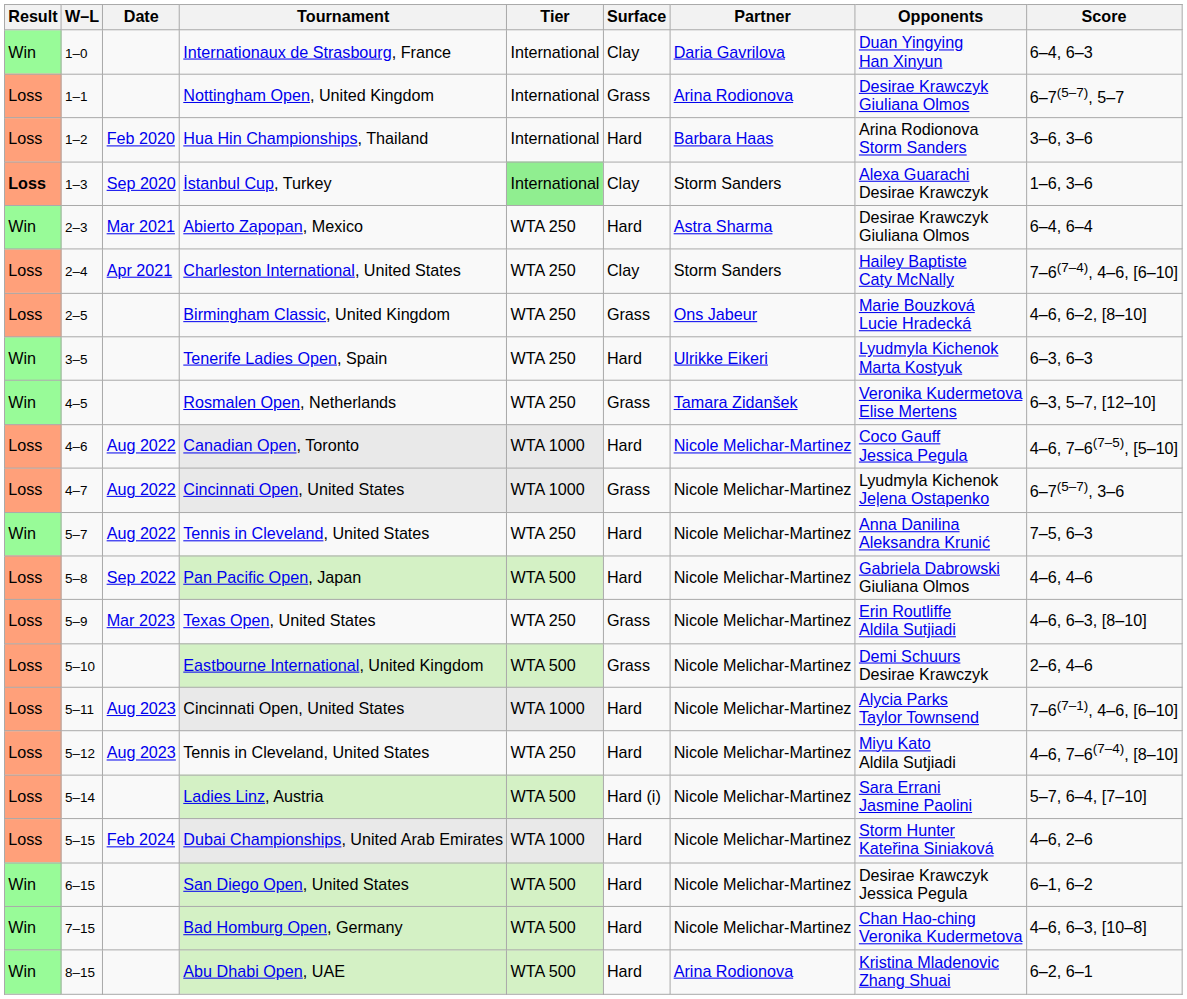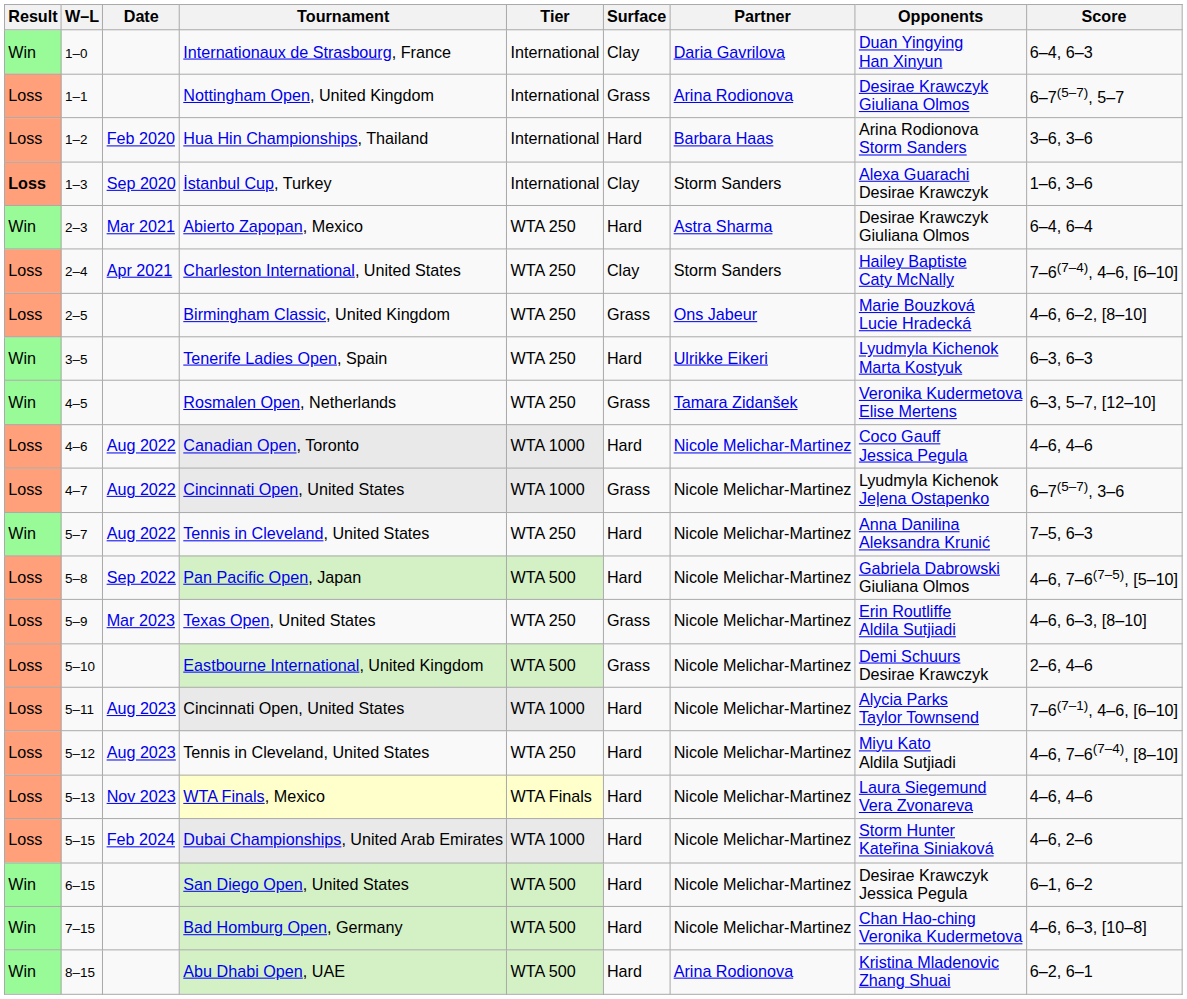(555, 183) lightgreen background -> (555, 183) no background
(1104, 446) 4–6, 7–6(7–5), [5–10] -> (1061, 446) 4–6, 4–6
(1061, 577) 4–6, 4–6 -> (1104, 577) 4–6, 7–6(7–5), [5–10]
+ row: (80, 797)
- row: (80, 797)
